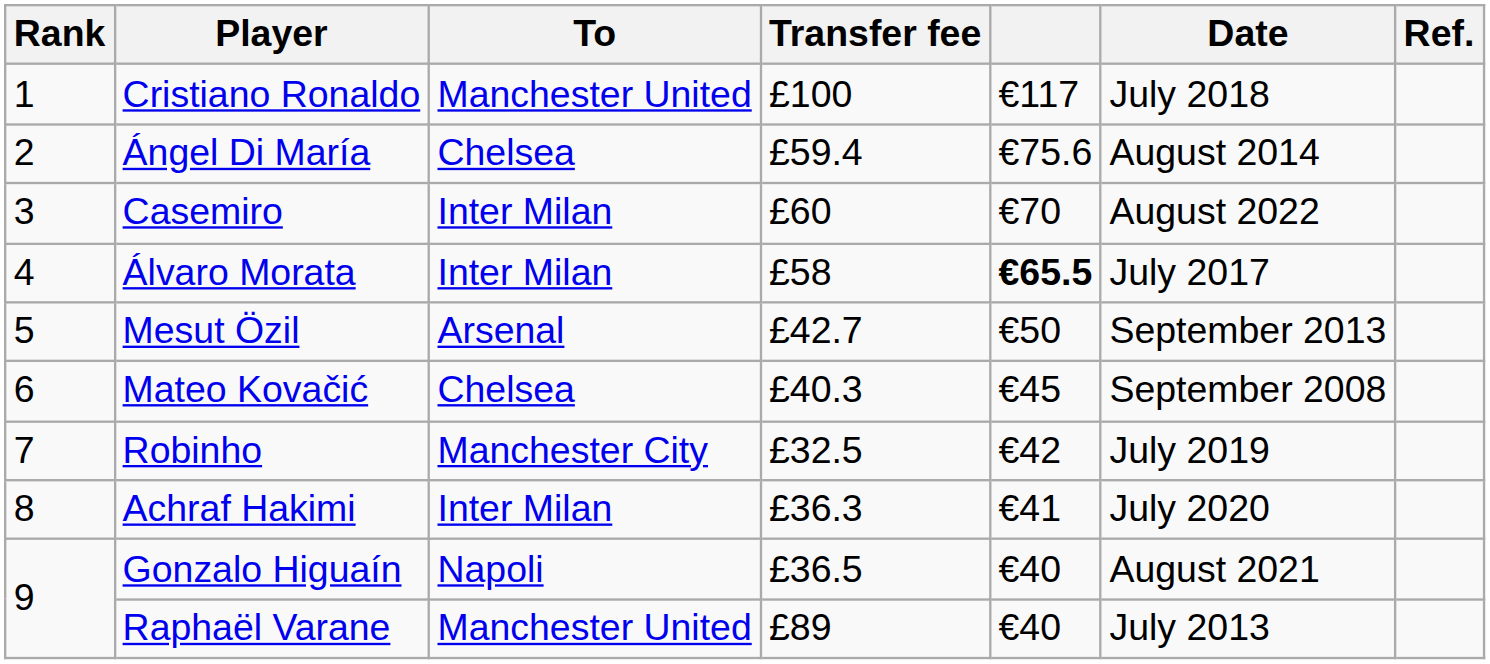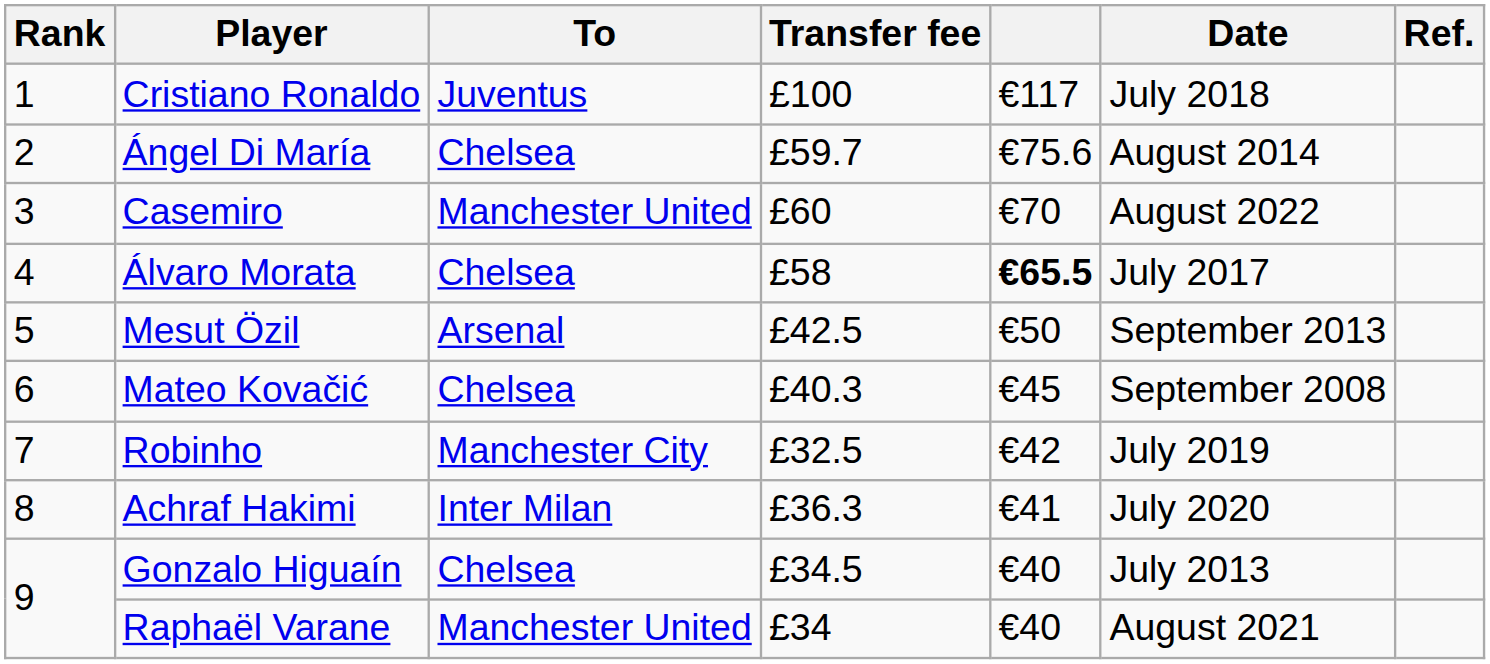(595, 93) Manchester United -> (512, 93) Juventus
(816, 152) £59.4 -> (816, 152) £59.7
(525, 212) Inter Milan -> (595, 212) Manchester United
(525, 271) Inter Milan -> (506, 271) Chelsea
(816, 331) £42.7 -> (816, 331) £42.5
(491, 568) Napoli -> (506, 568) Chelsea
(816, 568) £36.5 -> (816, 568) £34.5
(1215, 568) August 2021 -> (1190, 568) July 2013
(800, 627) £89 -> (800, 627) £34
(1190, 627) July 2013 -> (1215, 627) August 2021
